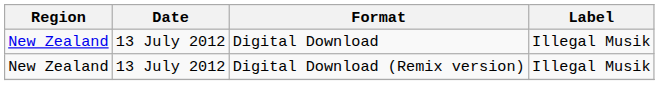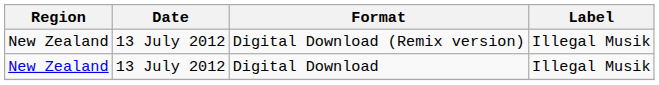rows swapped: (306, 42) <-> (379, 67)
